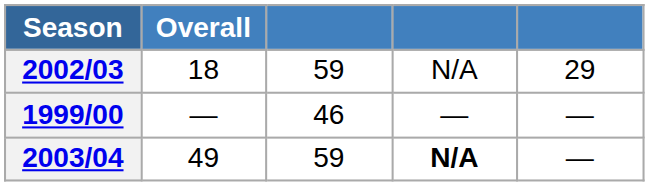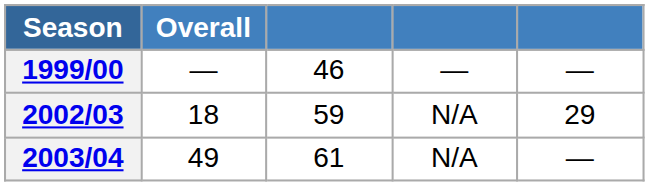rows swapped: (73, 114) <-> (73, 71)
(329, 158) 59 -> (329, 158) 61
(454, 158) bold -> (454, 158) normal
